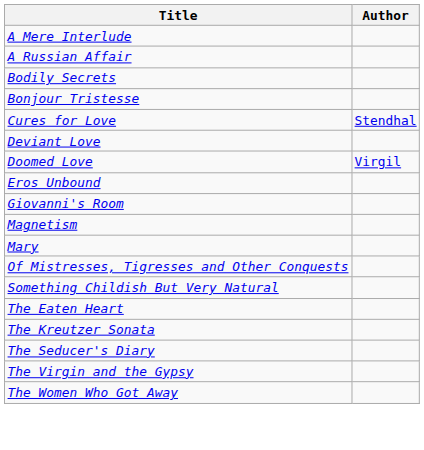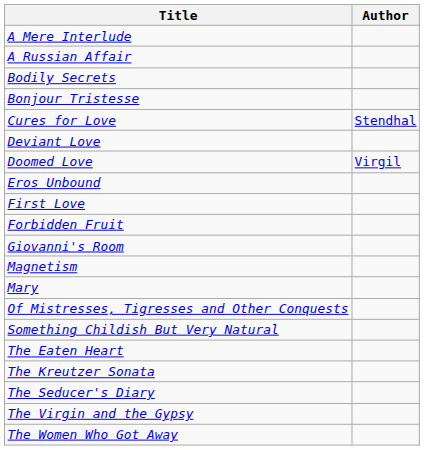+ row: (46, 204)
+ row: (66, 225)
